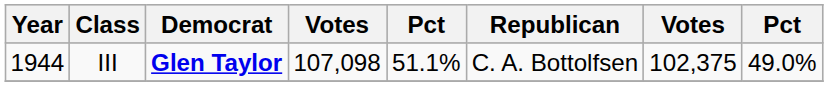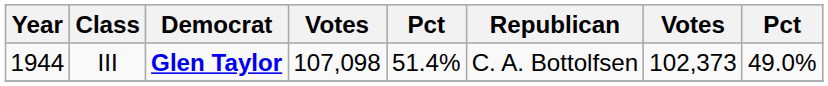(426, 62) 51.1% -> (426, 62) 51.4%
(693, 62) 102,375 -> (693, 62) 102,373
